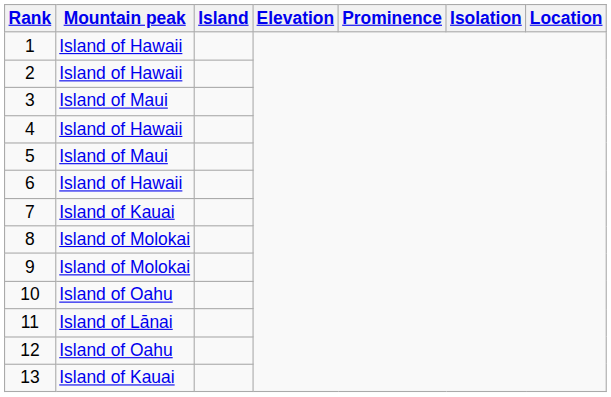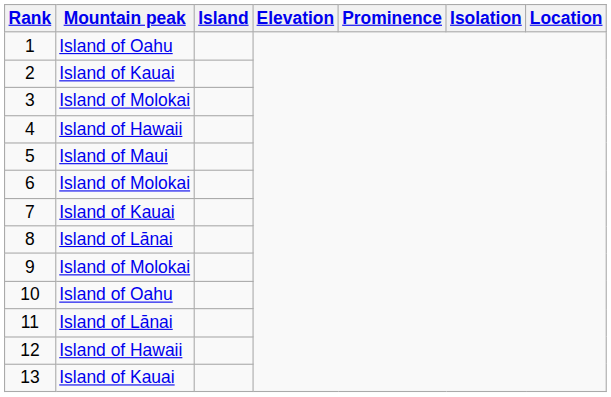(121, 45) Island of Hawaii -> (116, 45) Island of Oahu
(121, 73) Island of Hawaii -> (117, 73) Island of Kauai
(114, 101) Island of Maui -> (125, 101) Island of Molokai
(121, 184) Island of Hawaii -> (125, 184) Island of Molokai
(125, 239) Island of Molokai -> (116, 239) Island of Lānai
(116, 350) Island of Oahu -> (121, 350) Island of Hawaii
